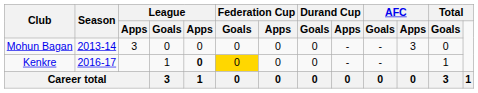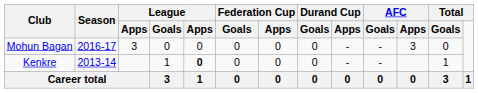(97, 46) 2013-14 -> (97, 46) 2016-17
(97, 63) 2016-17 -> (97, 63) 2013-14
(237, 63) gold background -> (237, 63) no background
